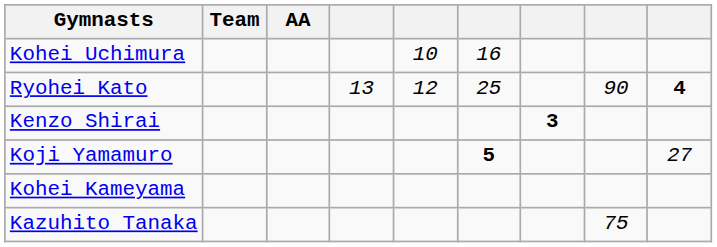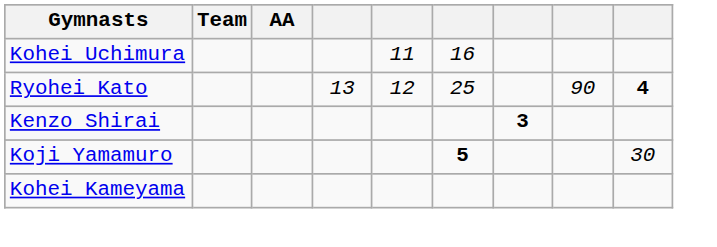(425, 56) 10 -> (402, 56) 11
(680, 157) 27 -> (643, 157) 30
- row: (104, 224)
